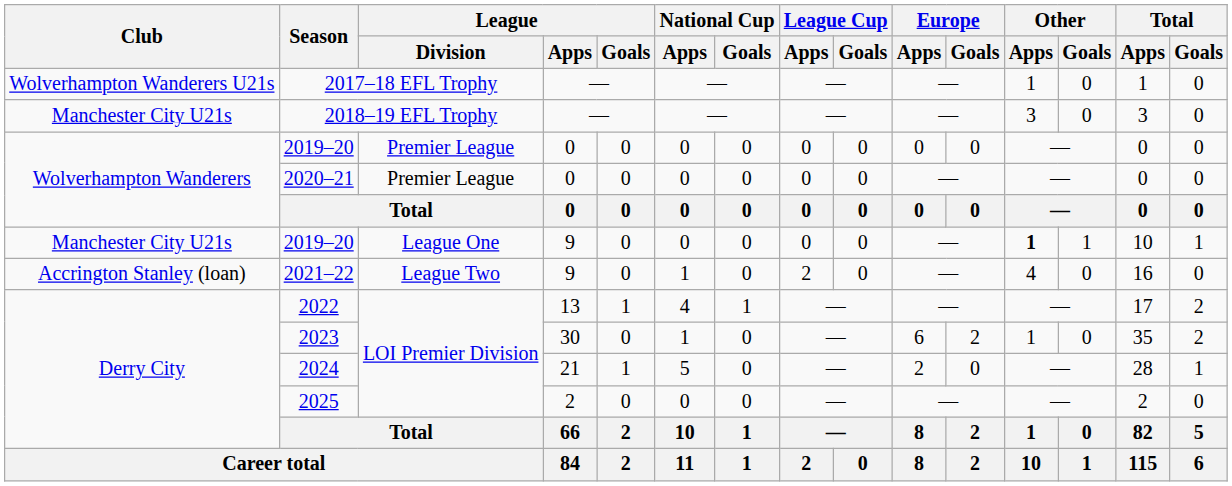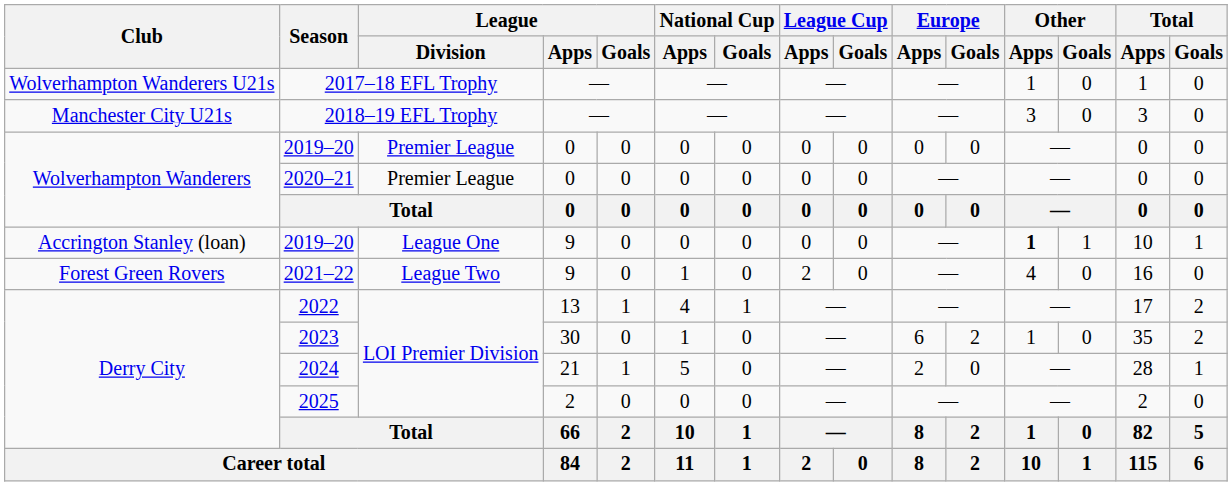(142, 242) Manchester City U21s -> (142, 242) Accrington Stanley (loan)
(142, 274) Accrington Stanley (loan) -> (142, 274) Forest Green Rovers
